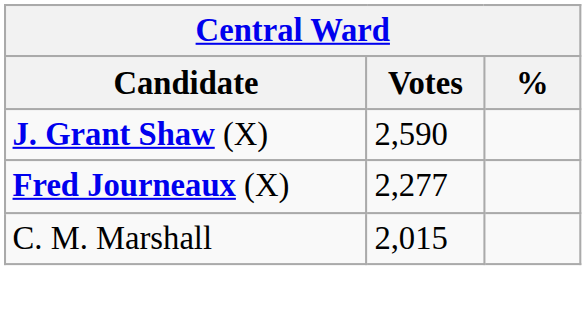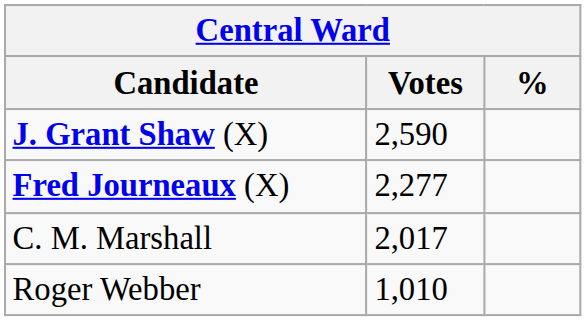(411, 237) 2,015 -> (411, 237) 2,017
+ row: (107, 289)
